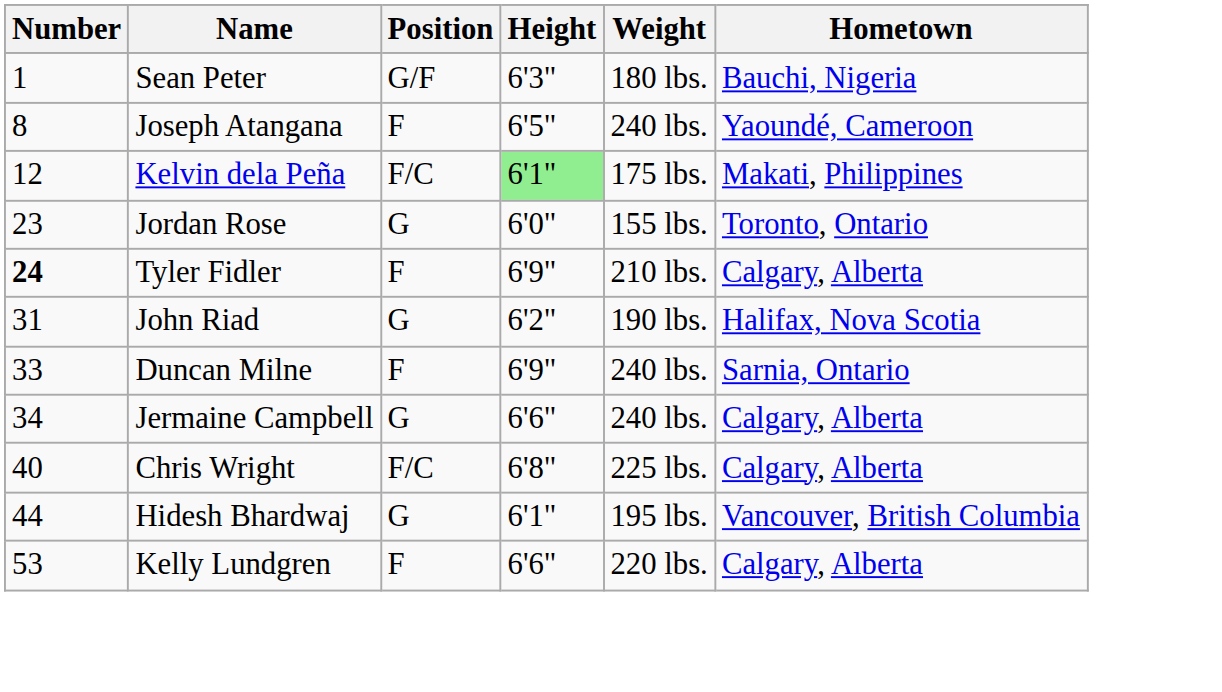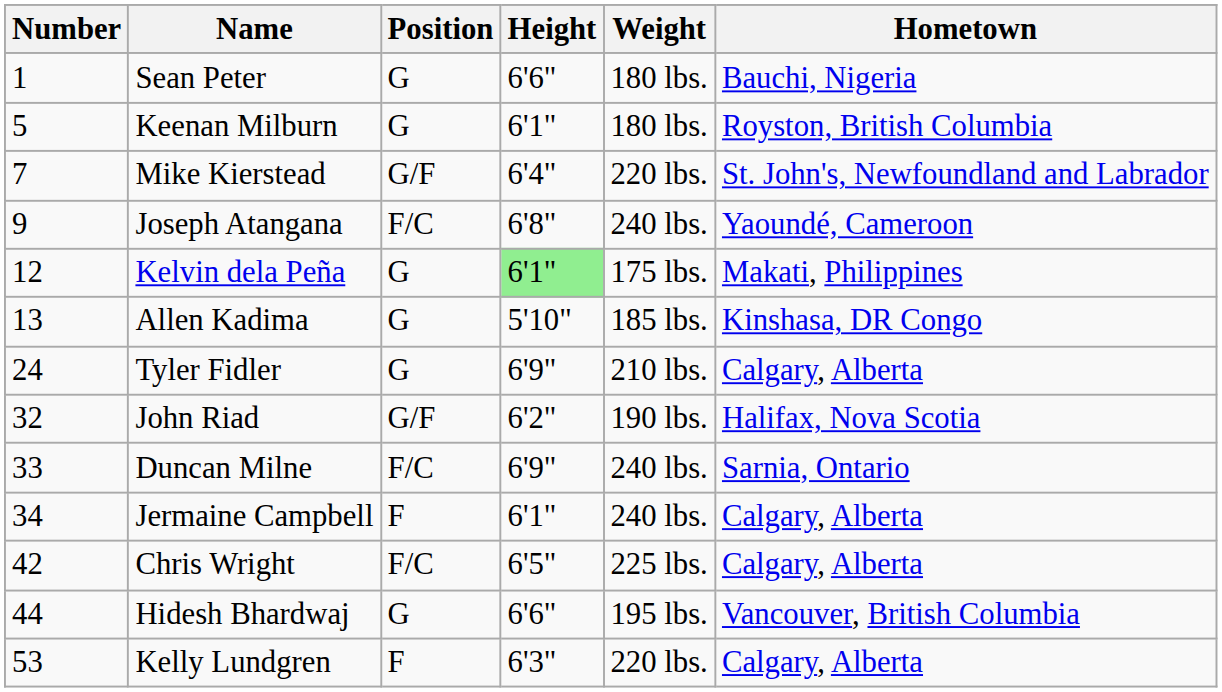(412, 77) G/F -> (399, 77) G
(532, 77) 6'3" -> (532, 77) 6'6"
+ row: (237, 126)
+ row: (231, 175)
(20, 126) 8 -> (20, 223) 9
(396, 126) F -> (411, 223) F/C
(532, 126) 6'5" -> (532, 223) 6'8"
(411, 175) F/C -> (399, 272) G
+ row: (222, 321)
- row: (211, 223)
(27, 272) bold -> (27, 369) normal
(396, 272) F -> (399, 369) G
(27, 321) 31 -> (27, 418) 32
(399, 321) G -> (412, 418) G/F
(396, 369) F -> (411, 467) F/C
(399, 418) G -> (396, 516) F
(532, 418) 6'6" -> (532, 516) 6'1"
(27, 467) 40 -> (27, 564) 42
(532, 467) 6'8" -> (532, 564) 6'5"
(532, 516) 6'1" -> (532, 613) 6'6"
(532, 564) 6'6" -> (532, 662) 6'3"
